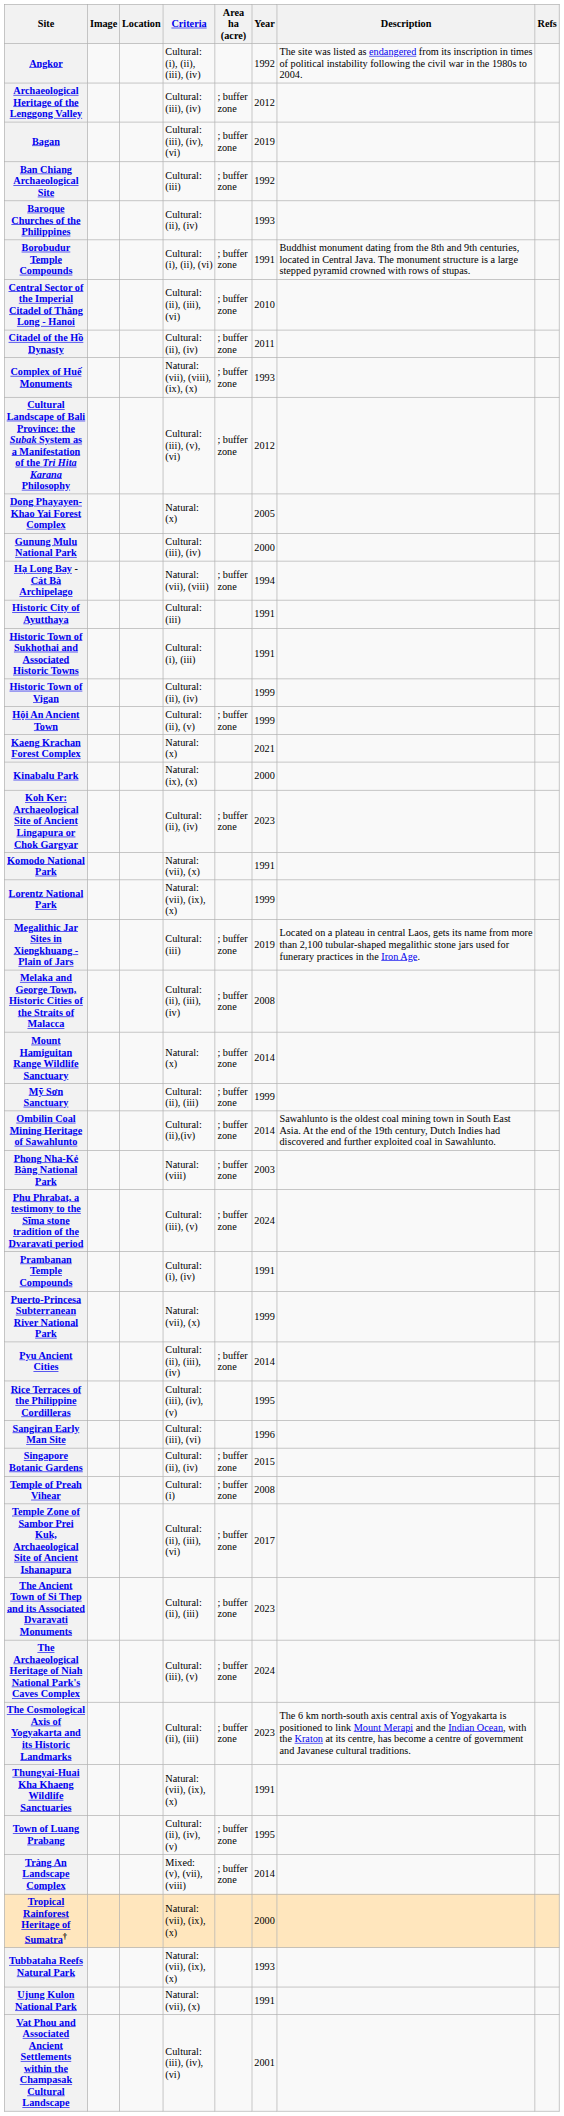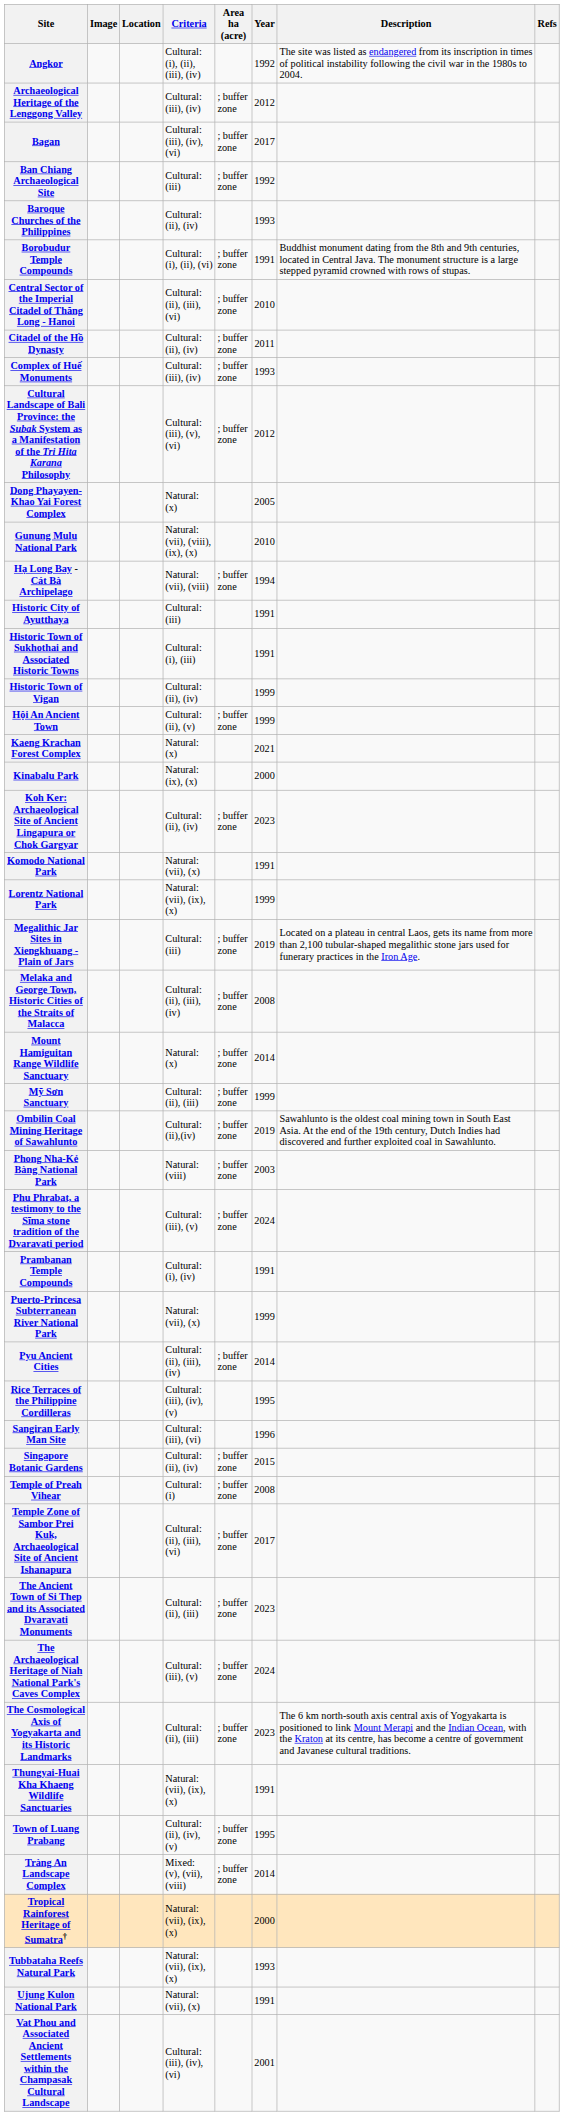(265, 141) 2019 -> (265, 141) 2017
(188, 377) Natural: (vii), (viii), (ix), (x) -> (184, 371) Cultural: (iii), (iv)
(184, 547) Cultural: (iii), (iv) -> (188, 541) Natural: (vii), (viii), (ix), (x)
(265, 547) 2000 -> (265, 541) 2010
(265, 1130) 2014 -> (265, 1130) 2019
